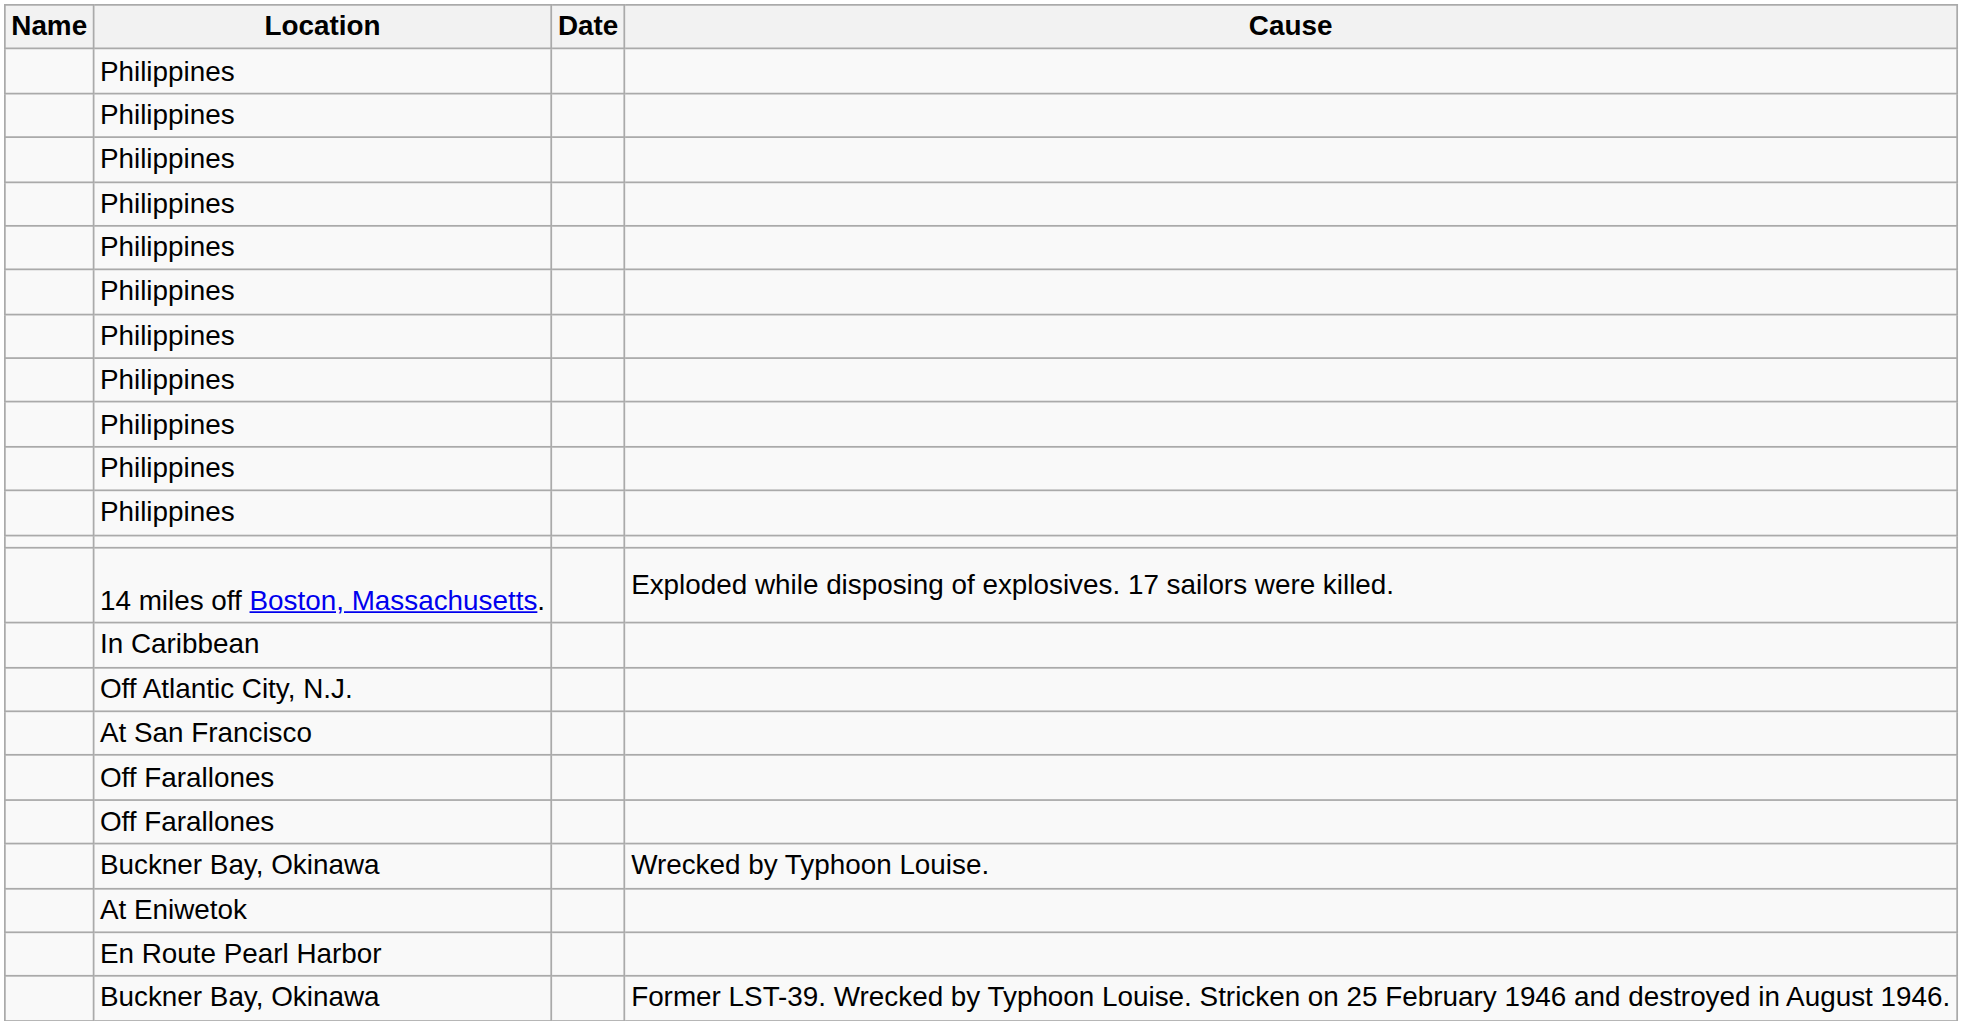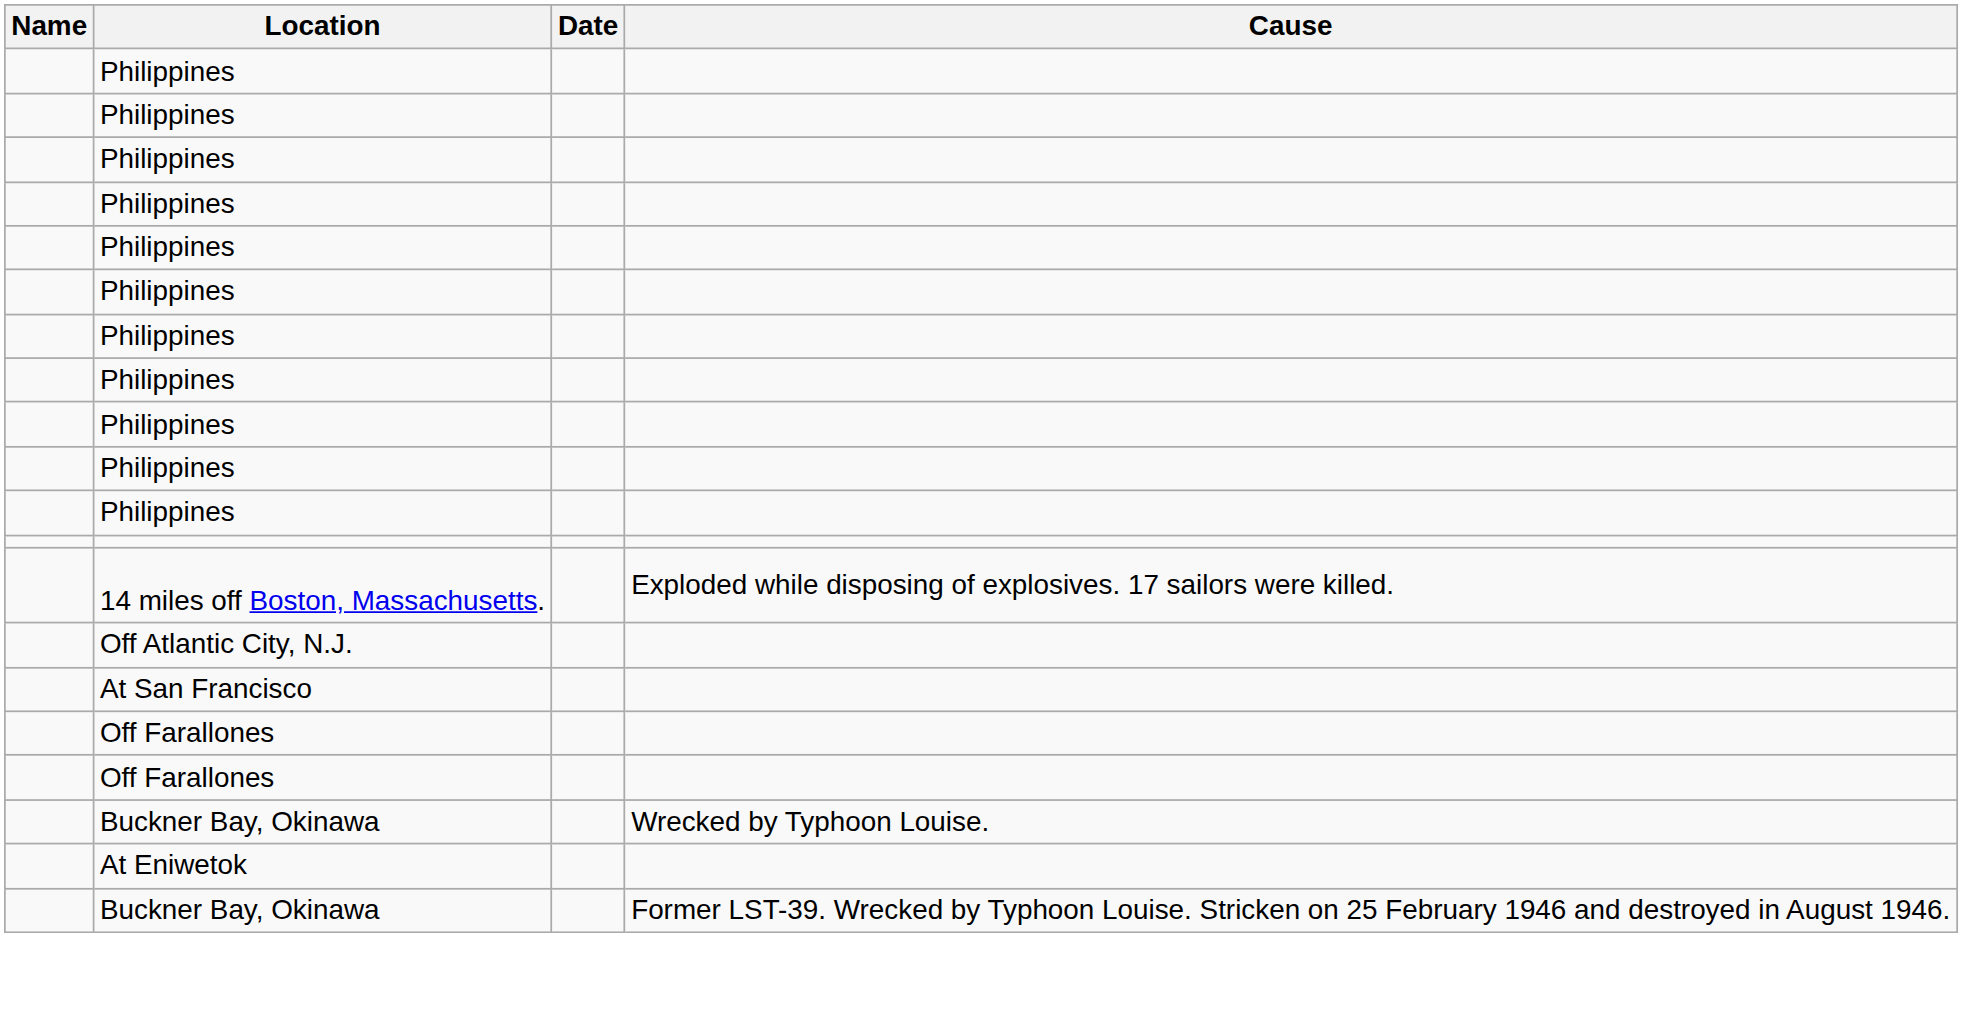- row: (180, 644)
- row: (241, 953)
